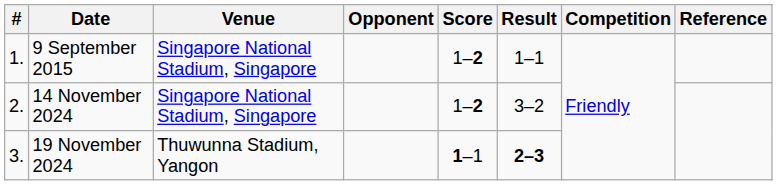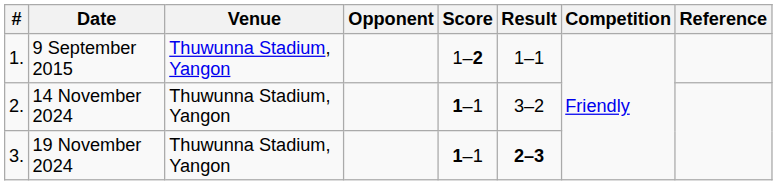(237, 58) Singapore National Stadium, Singapore -> (250, 58) Thuwunna Stadium, Yangon
(237, 107) Singapore National Stadium, Singapore -> (250, 107) Thuwunna Stadium, Yangon
(468, 107) 1–2 -> (468, 107) 1–1
